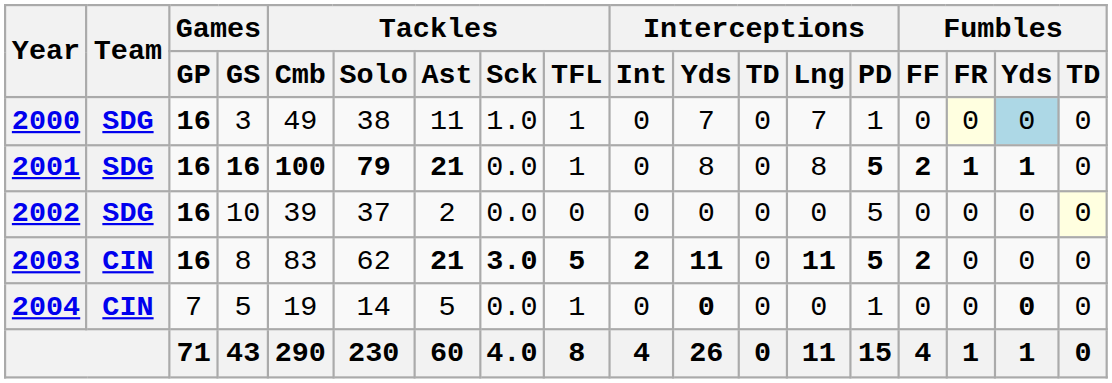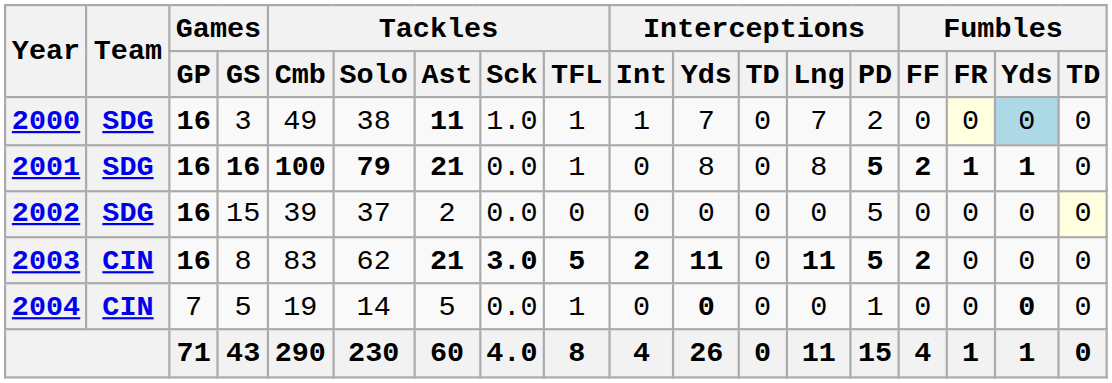(447, 121) normal -> (447, 121) bold
(641, 121) 0 -> (641, 121) 1
(875, 121) 1 -> (875, 121) 2
(243, 214) 10 -> (243, 214) 15
